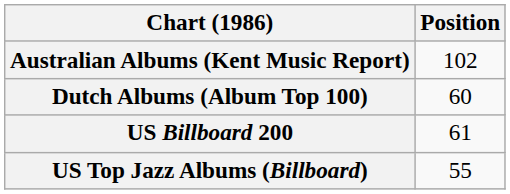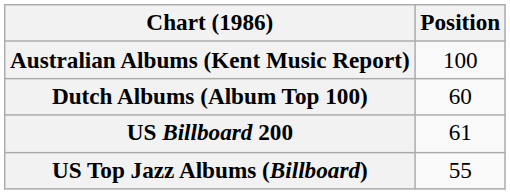(460, 59) 102 -> (460, 59) 100
